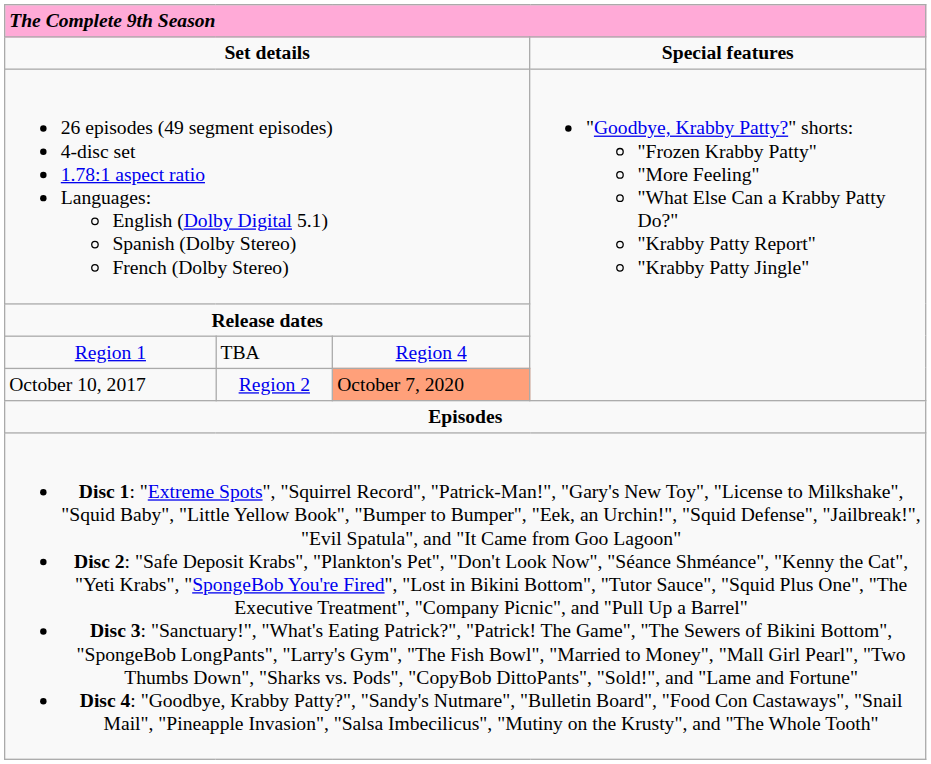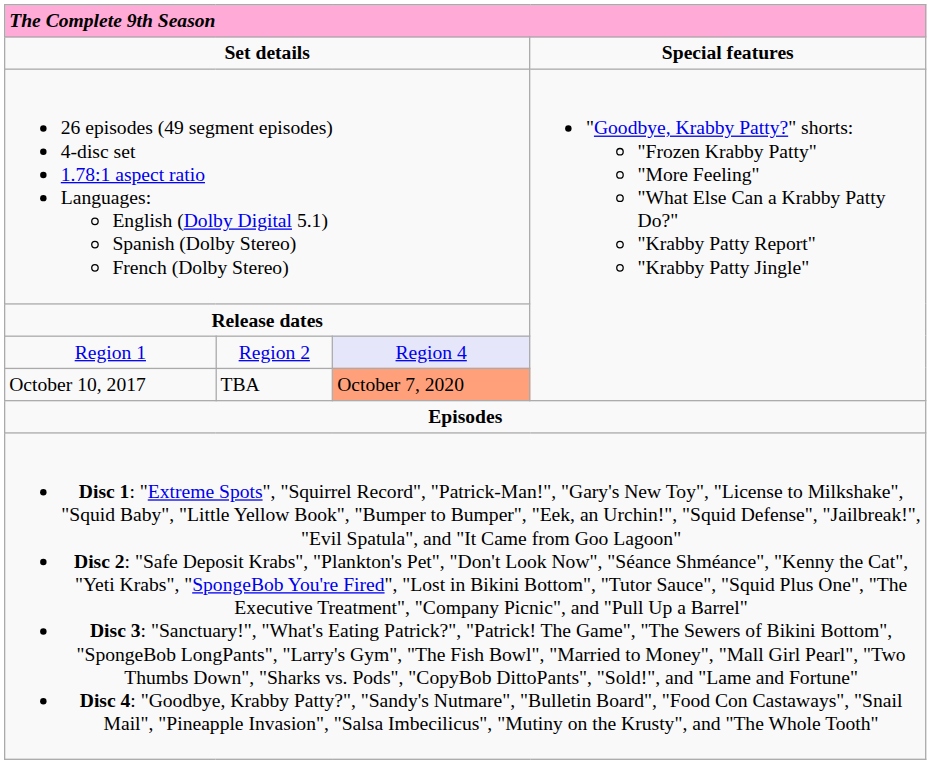(240, 351) TBA -> (274, 351) Region 2
(431, 351) no background -> (431, 351) lavender background
(274, 384) Region 2 -> (240, 384) TBA
